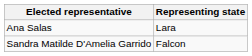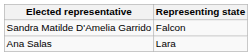rows swapped: (79, 43) <-> (29, 28)
